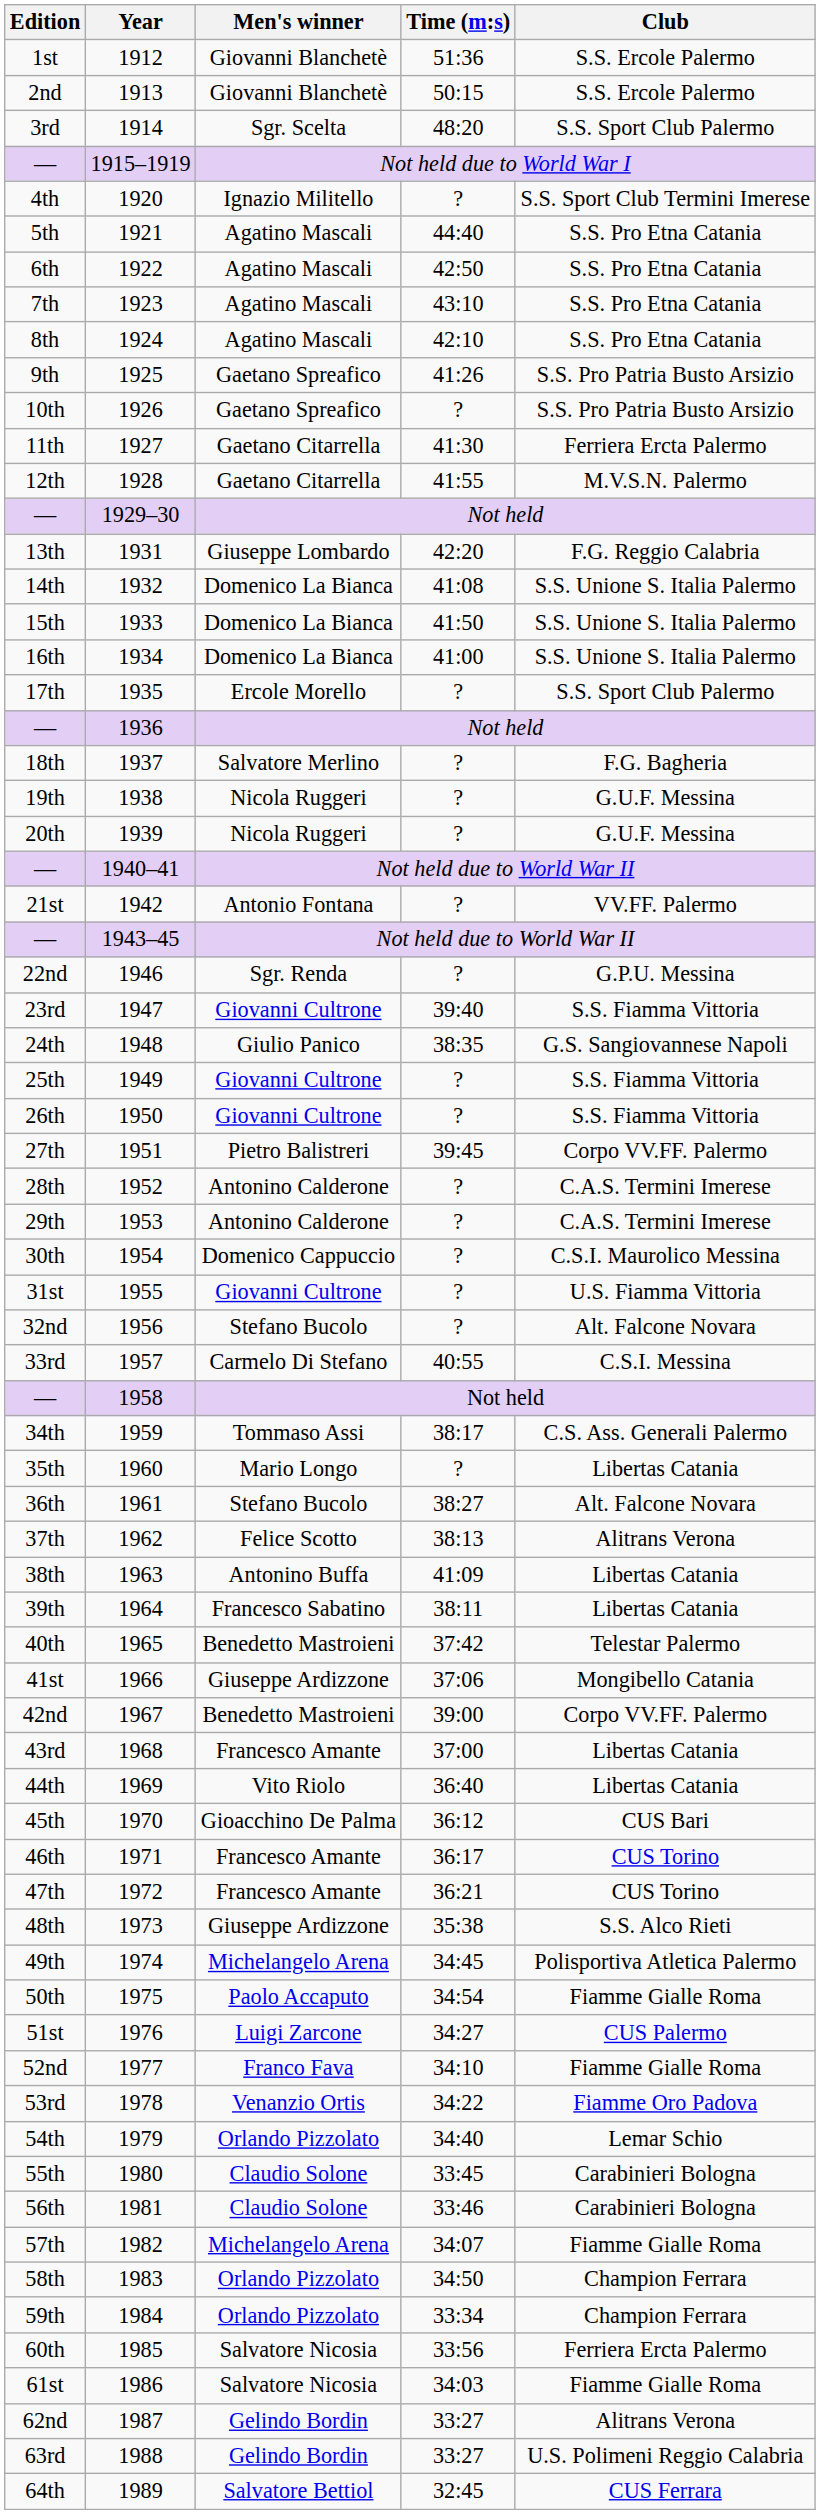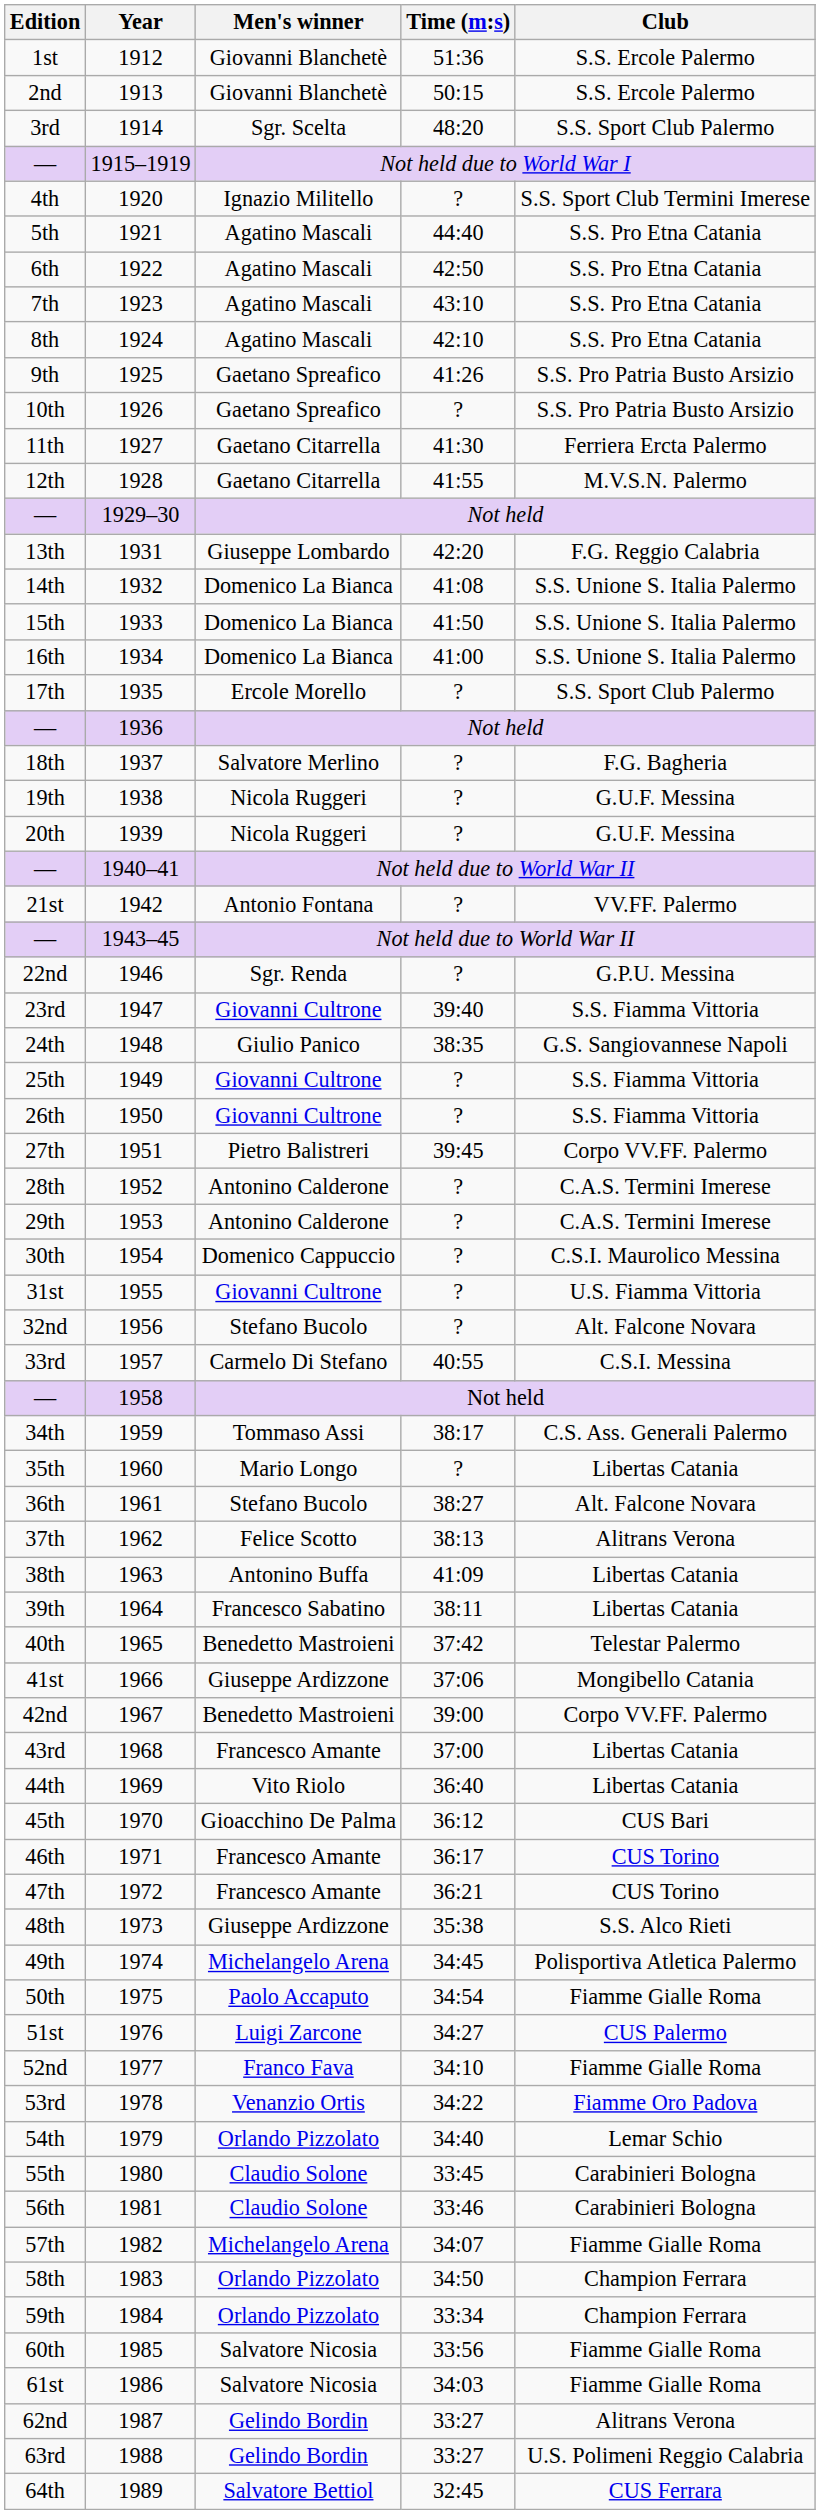(665, 2350) Ferriera Ercta Palermo -> (665, 2350) Fiamme Gialle Roma
